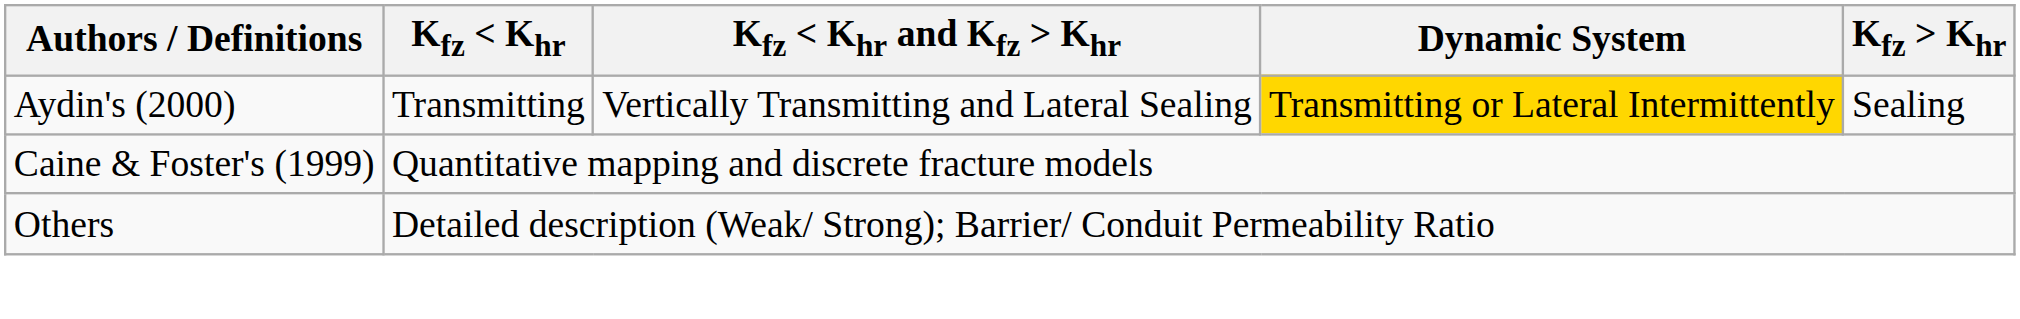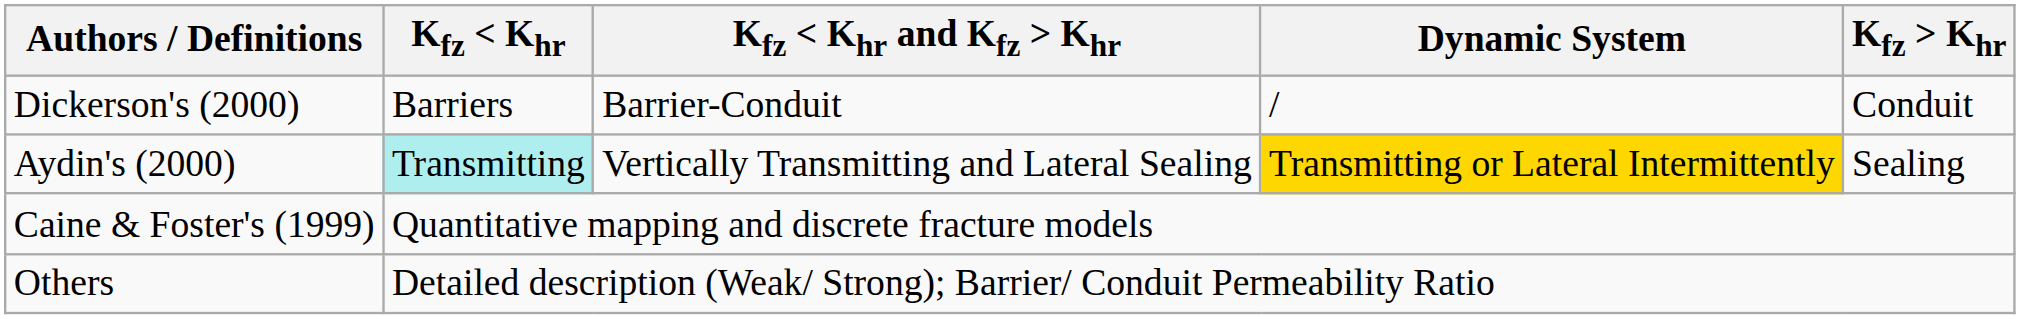+ row: (157, 103)
(488, 103) no background -> (488, 163) paleturquoise background
